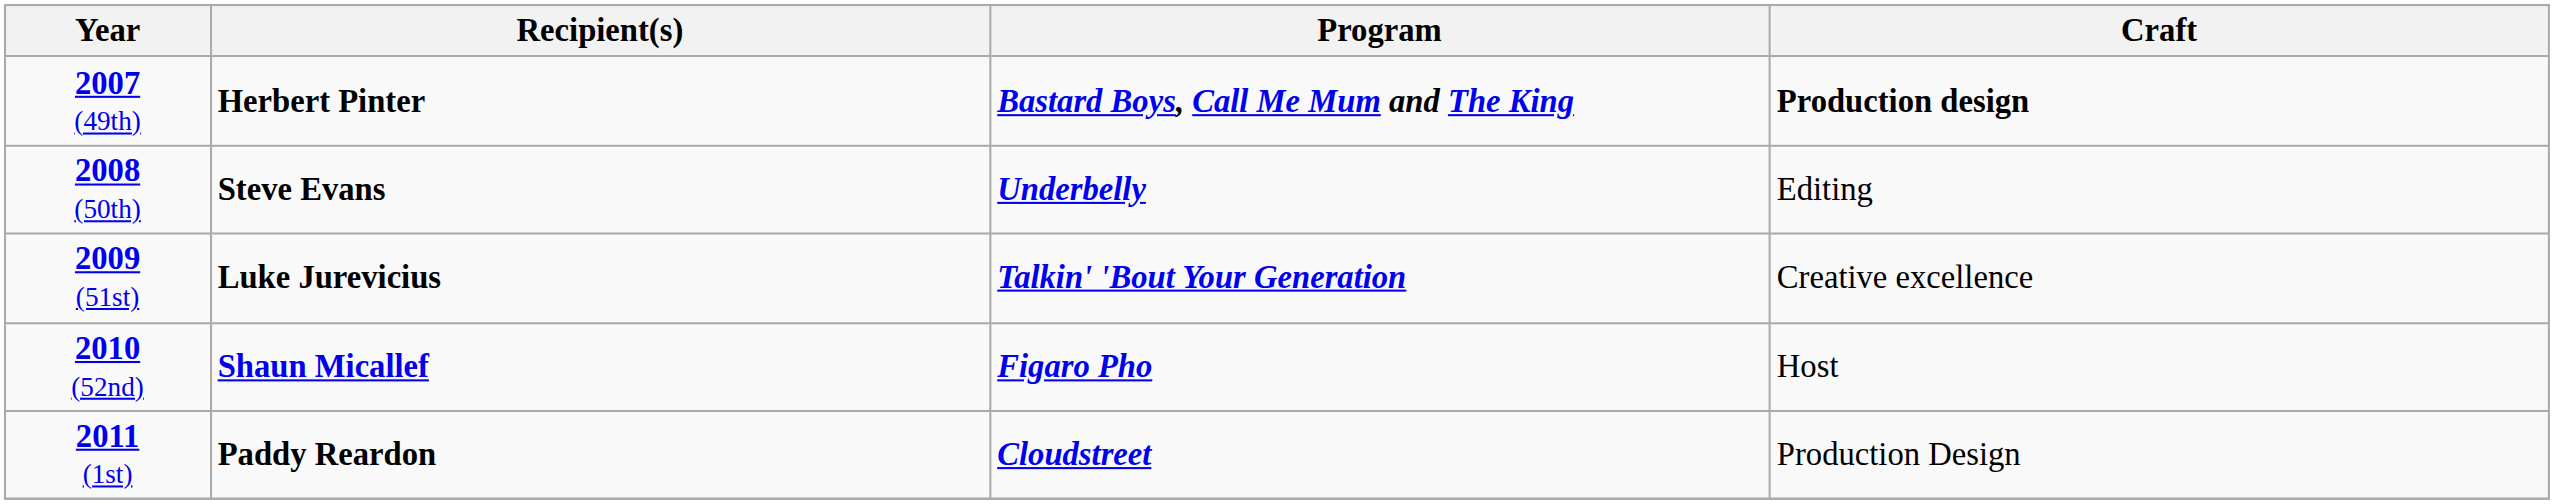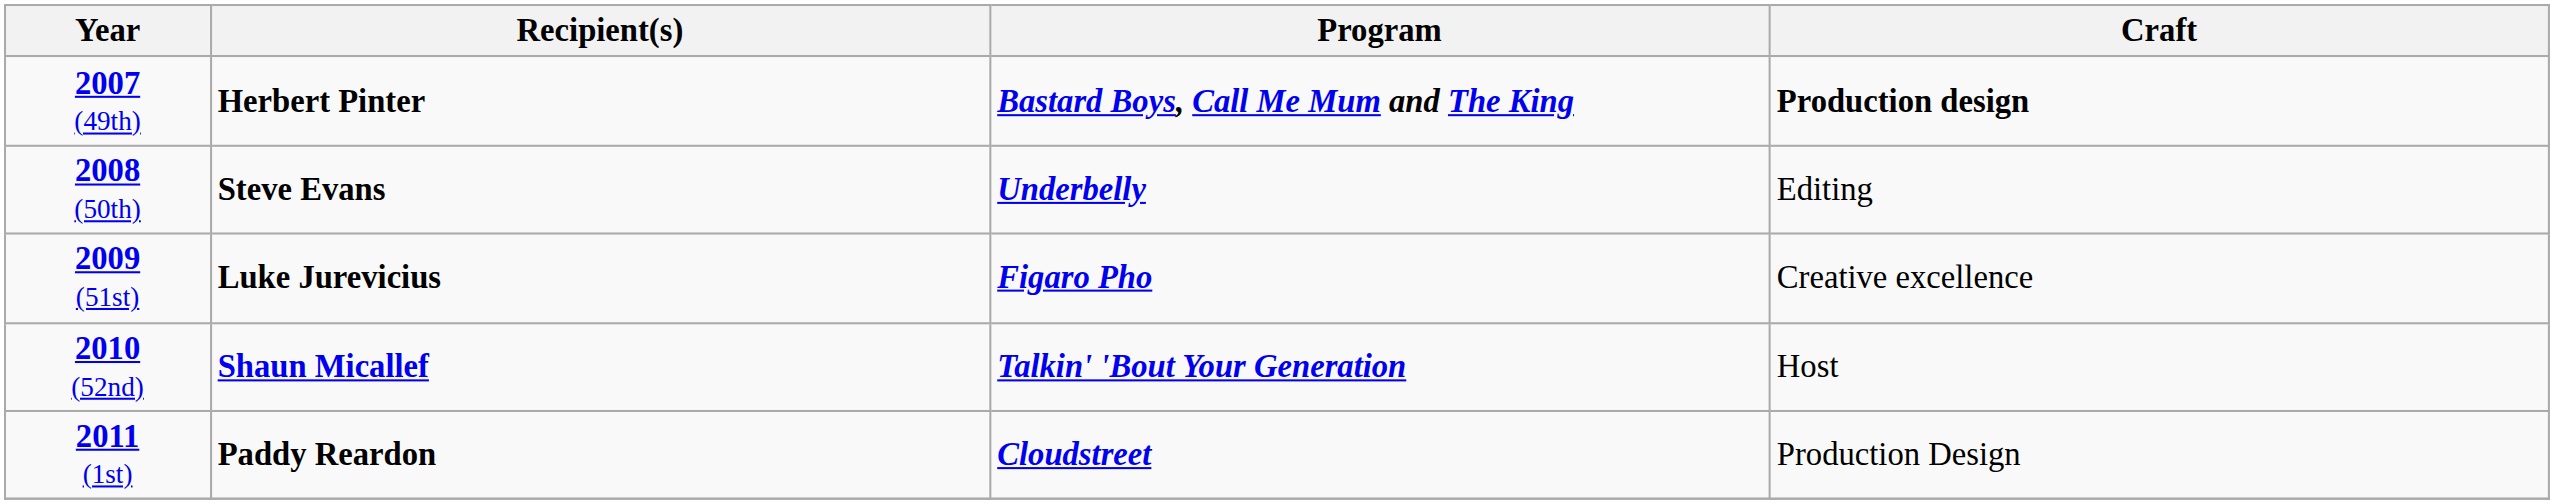(1202, 277) Talkin' 'Bout Your Generation -> (1075, 277) Figaro Pho
(1075, 365) Figaro Pho -> (1202, 365) Talkin' 'Bout Your Generation
